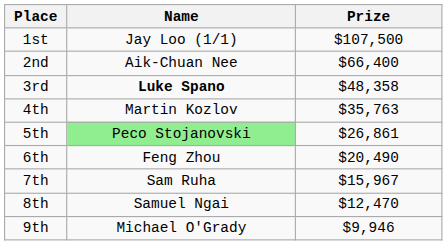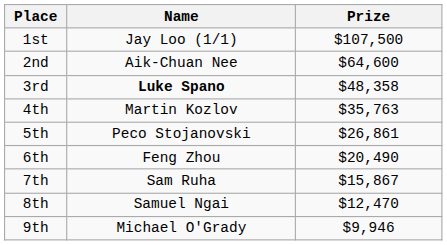(369, 63) $66,400 -> (369, 63) $64,600
(181, 134) lightgreen background -> (181, 134) no background
(369, 181) $15,967 -> (369, 181) $15,867
